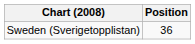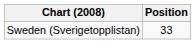(166, 30) 36 -> (166, 30) 33
